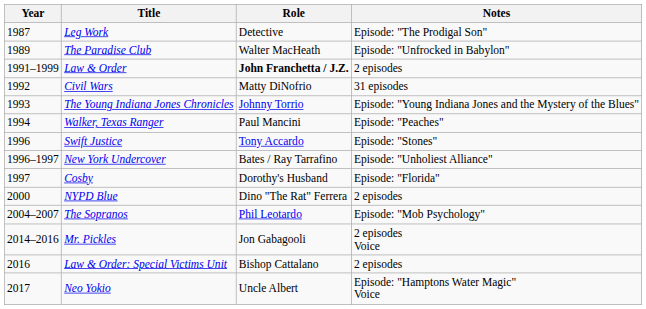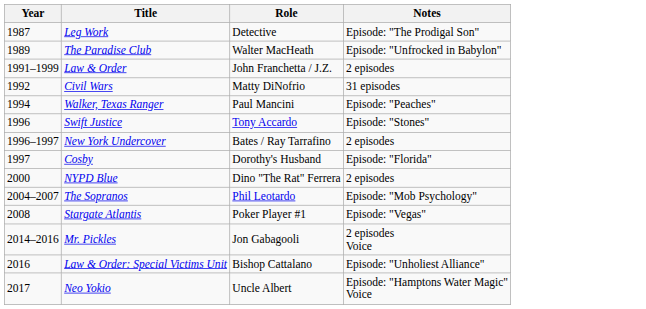(294, 68) bold -> (282, 68) normal
- row: (149, 104)
(423, 159) Episode: "Unholiest Alliance" -> (370, 141) 2 episodes
+ row: (103, 214)
(378, 264) 2 episodes -> (415, 264) Episode: "Unholiest Alliance"
